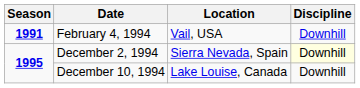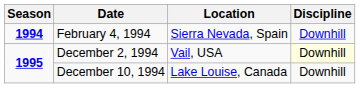(29, 33) 1991 -> (29, 33) 1994
(197, 33) Vail, USA -> (229, 33) Sierra Nevada, Spain
(229, 53) Sierra Nevada, Spain -> (197, 53) Vail, USA
